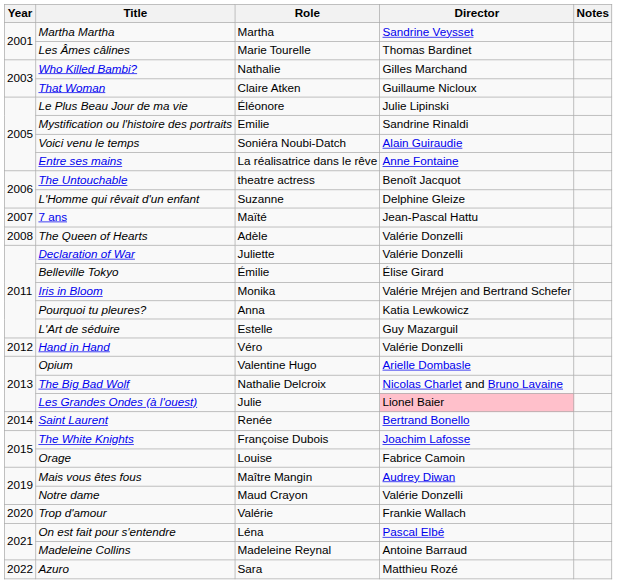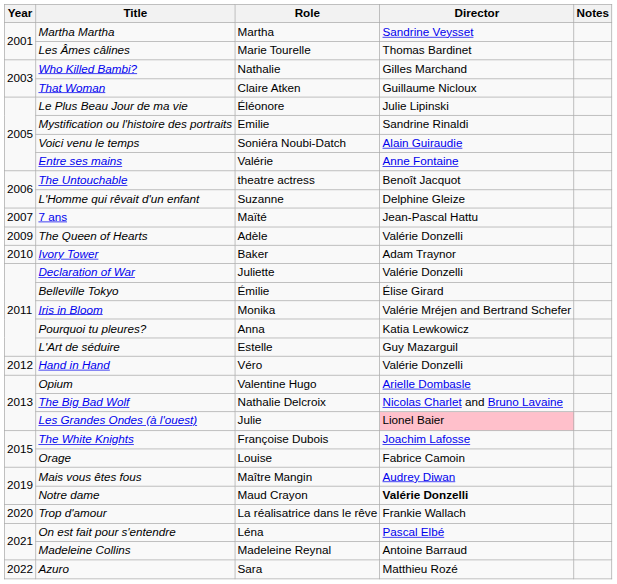(307, 161) La réalisatrice dans le rêve -> (255, 161) Valérie
(20, 236) 2008 -> (20, 236) 2009
+ row: (68, 254)
- row: (73, 421)
(423, 495) normal -> (425, 495) bold
(255, 513) Valérie -> (307, 513) La réalisatrice dans le rêve
